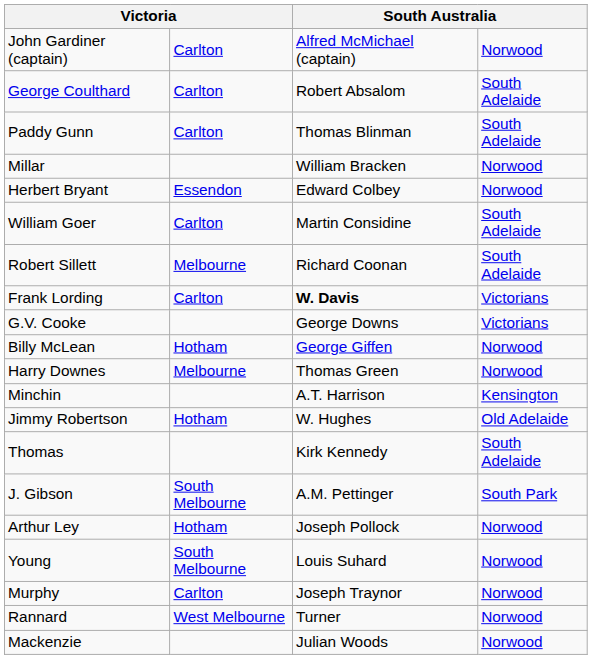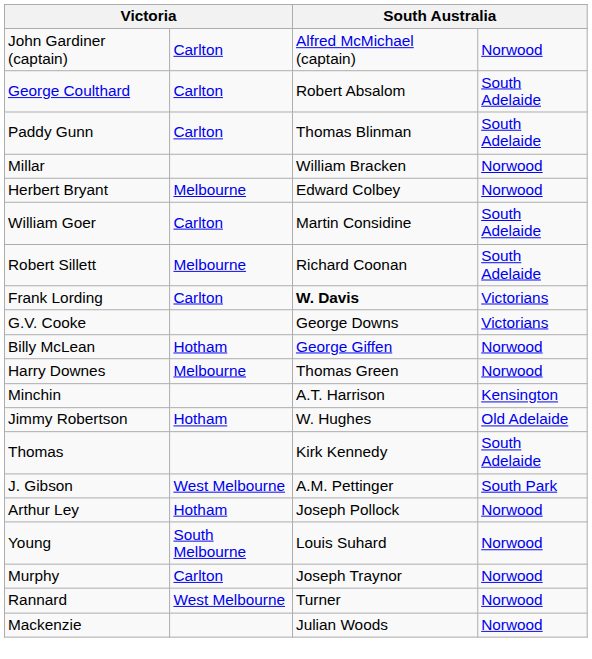(208, 190) Essendon -> (210, 190) Melbourne
(210, 494) South Melbourne -> (229, 485) West Melbourne
